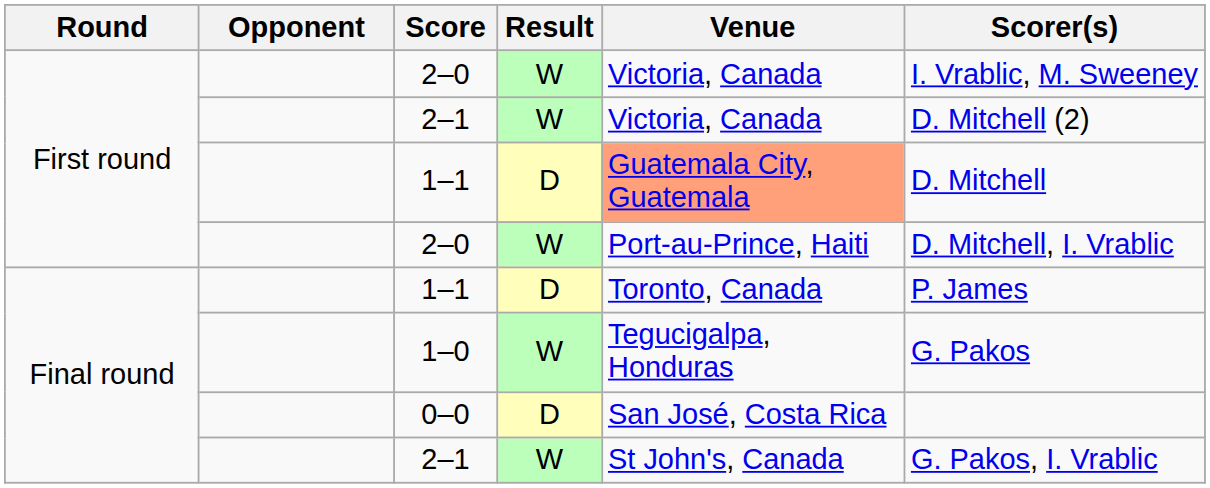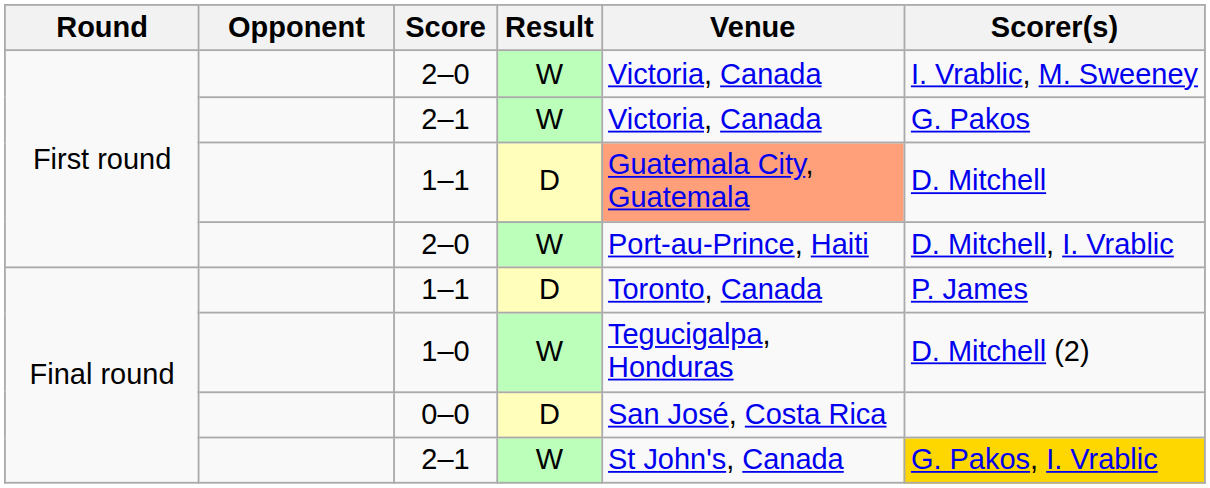(1000, 119) D. Mitchell (2) -> (970, 119) G. Pakos
(970, 351) G. Pakos -> (1000, 351) D. Mitchell (2)
(1034, 460) no background -> (1034, 460) gold background
